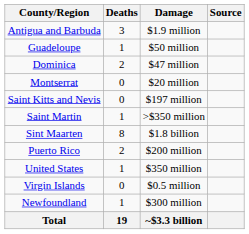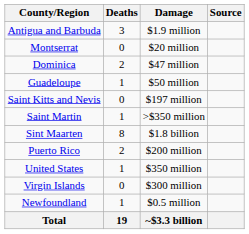rows swapped: (54, 47) <-> (54, 82)
(174, 185) $0.5 million -> (174, 185) $300 million
(174, 202) $300 million -> (174, 202) $0.5 million
